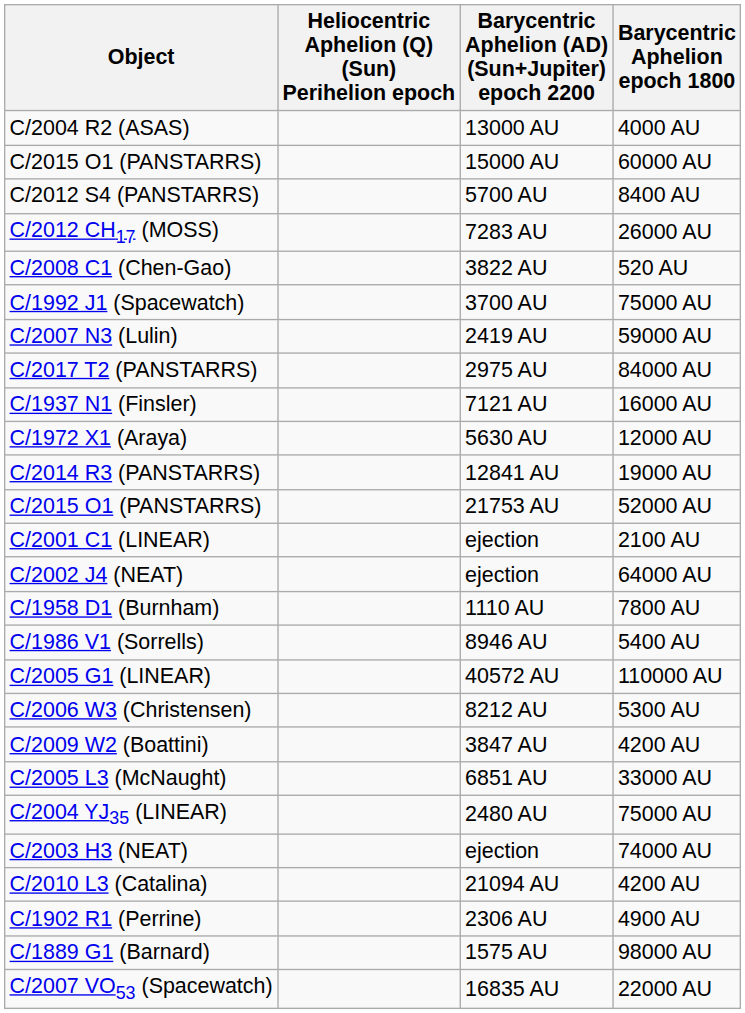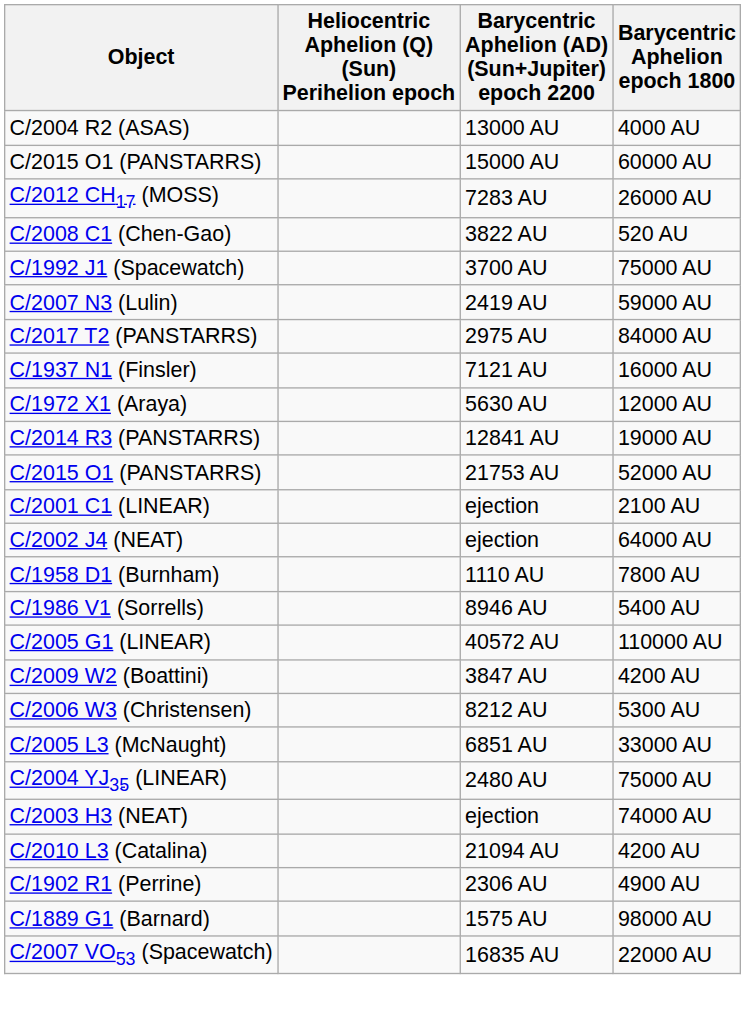- row: (134, 195)
rows swapped: (131, 710) <-> (109, 744)
